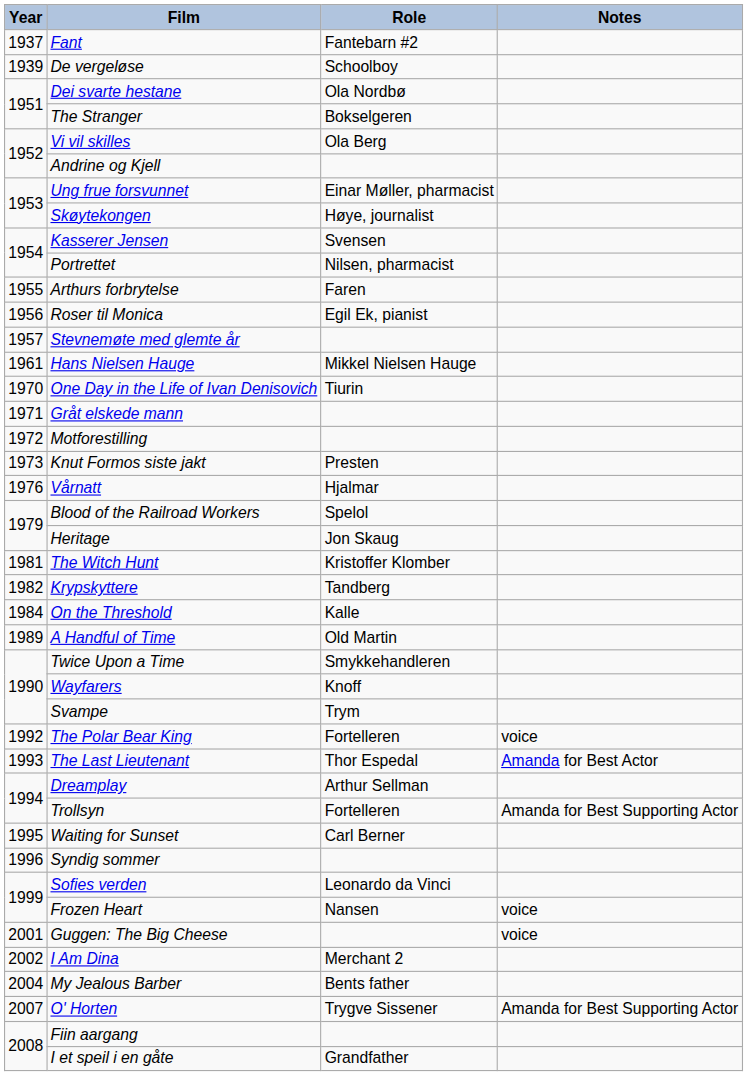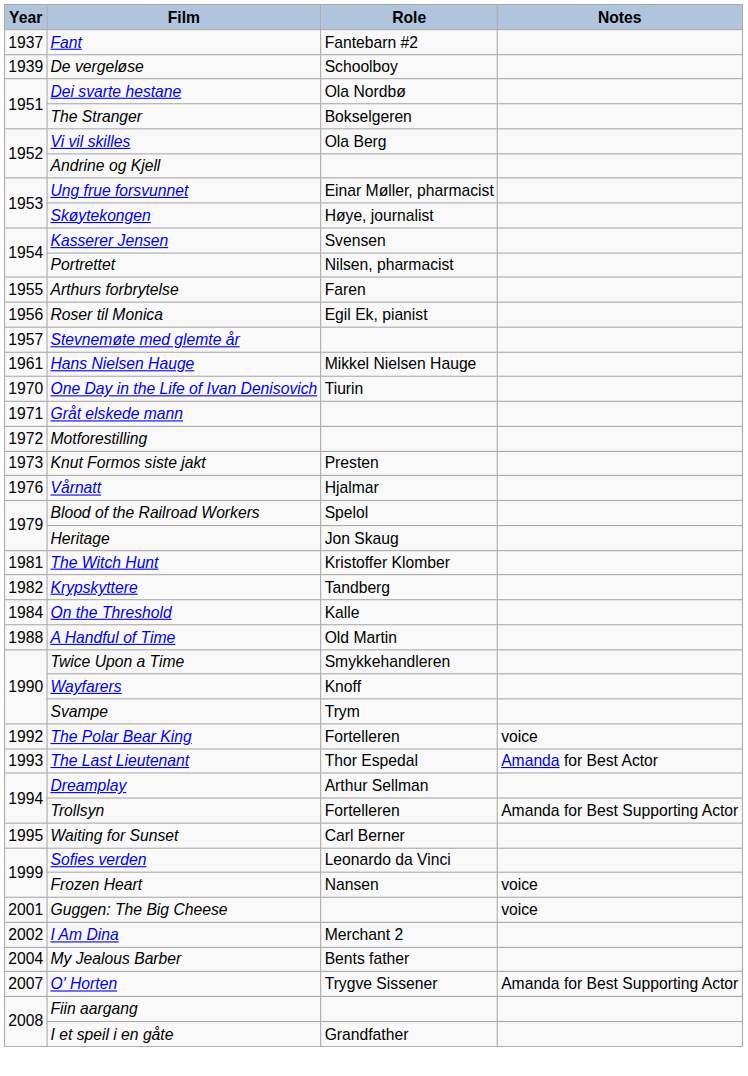(26, 637) 1989 -> (26, 637) 1988
- row: (105, 860)
